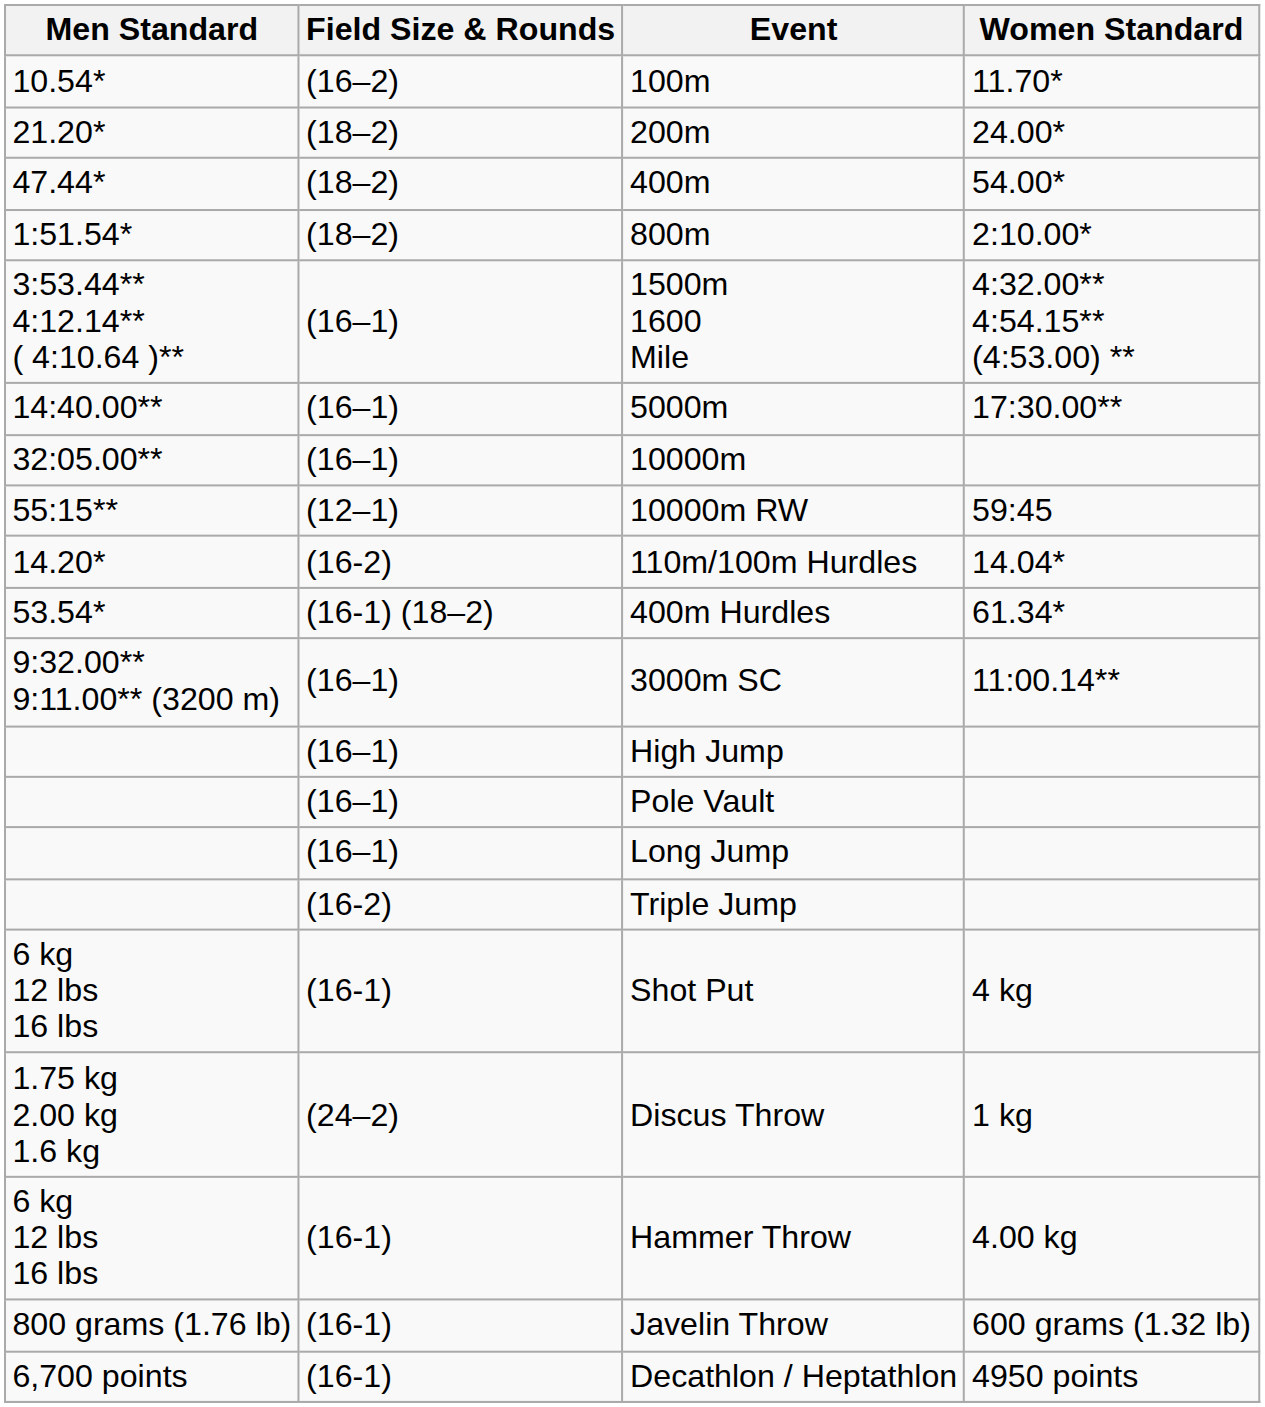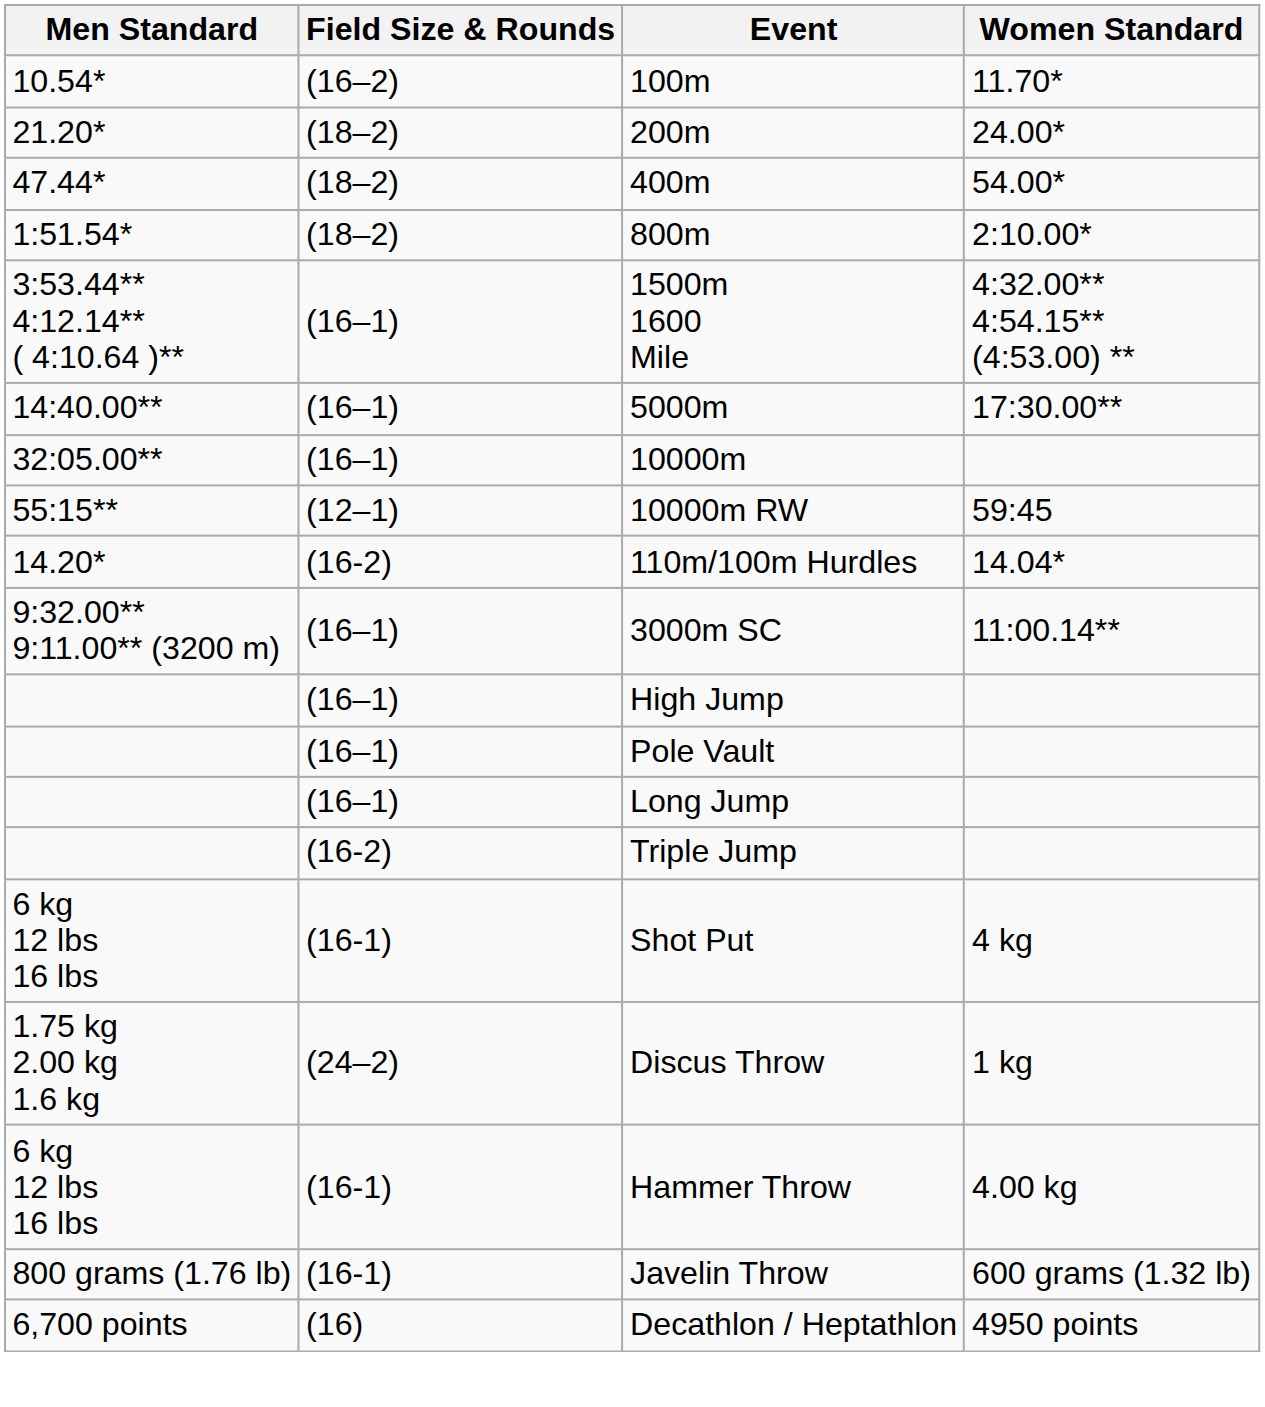- row: (730, 612)
(349, 1375) (16-1) -> (335, 1324) (16)
